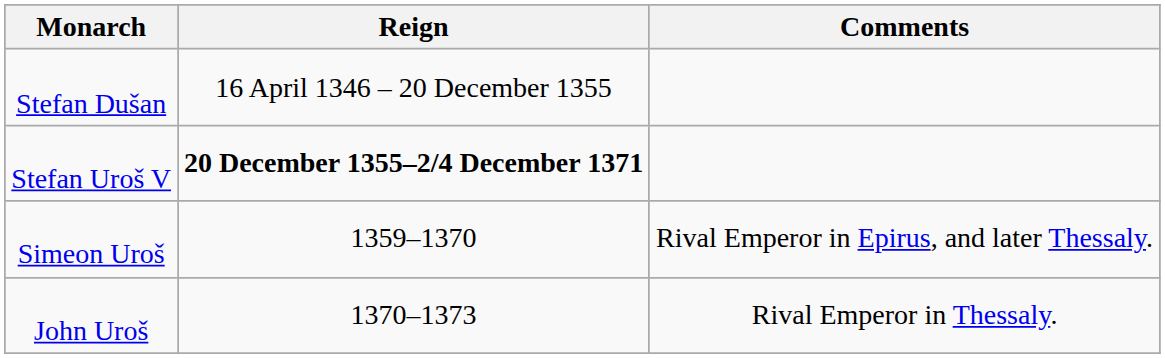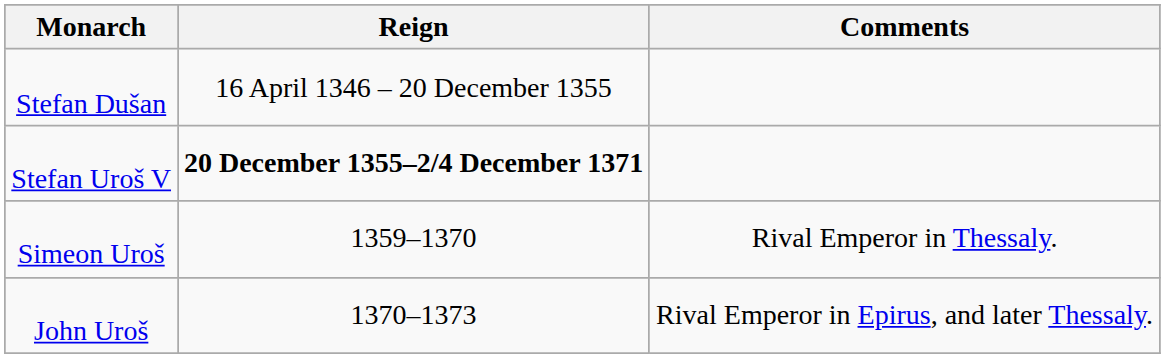(905, 238) Rival Emperor in Epirus, and later Thessaly. -> (905, 238) Rival Emperor in Thessaly.
(905, 314) Rival Emperor in Thessaly. -> (905, 314) Rival Emperor in Epirus, and later Thessaly.
